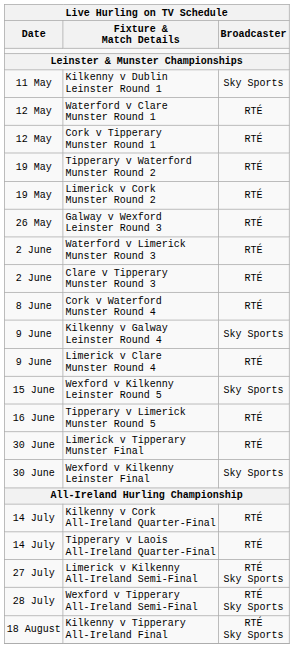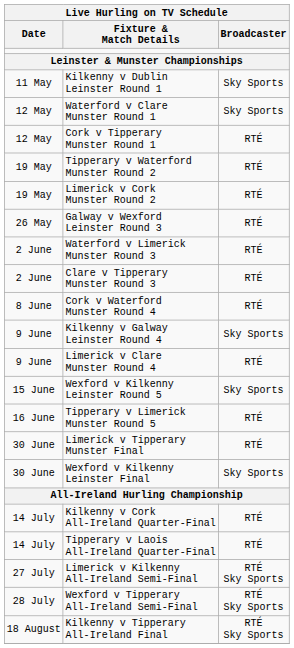(254, 111) RTÉ -> (254, 111) Sky Sports
